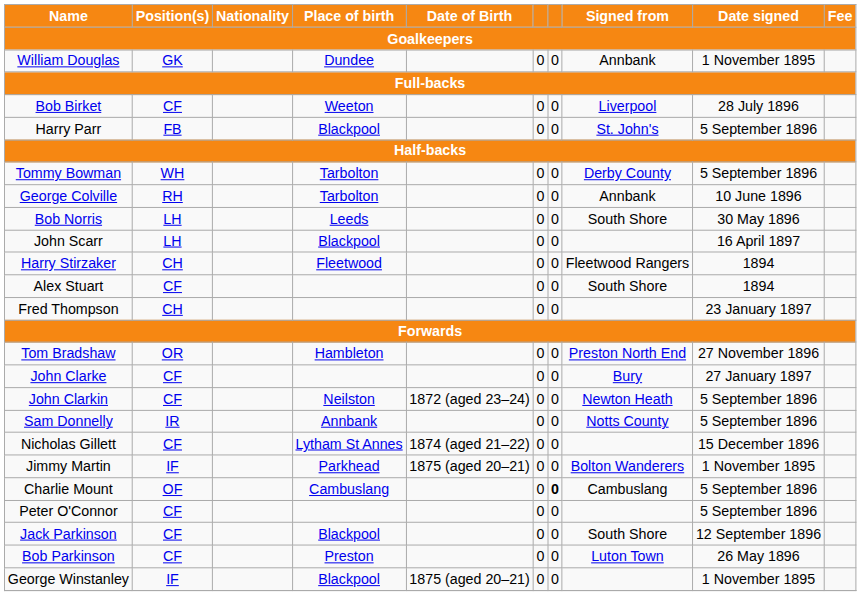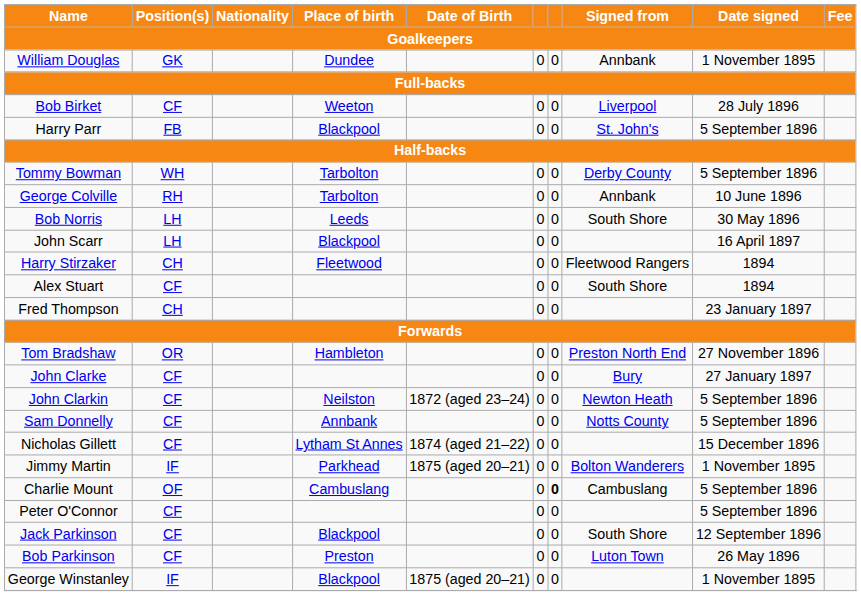(172, 422) IR -> (172, 422) CF
